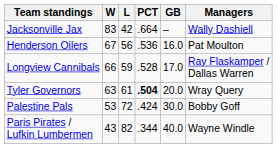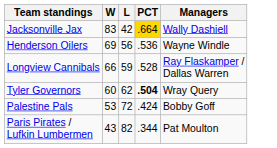- column: (173, 12)
(147, 29) no background -> (147, 29) gold background
(110, 45) 67 -> (110, 45) 69
(216, 45) Pat Moulton -> (196, 45) Wayne Windle
(110, 90) 63 -> (110, 90) 60
(127, 90) 61 -> (127, 90) 62
(221, 129) Wayne Windle -> (191, 129) Pat Moulton
